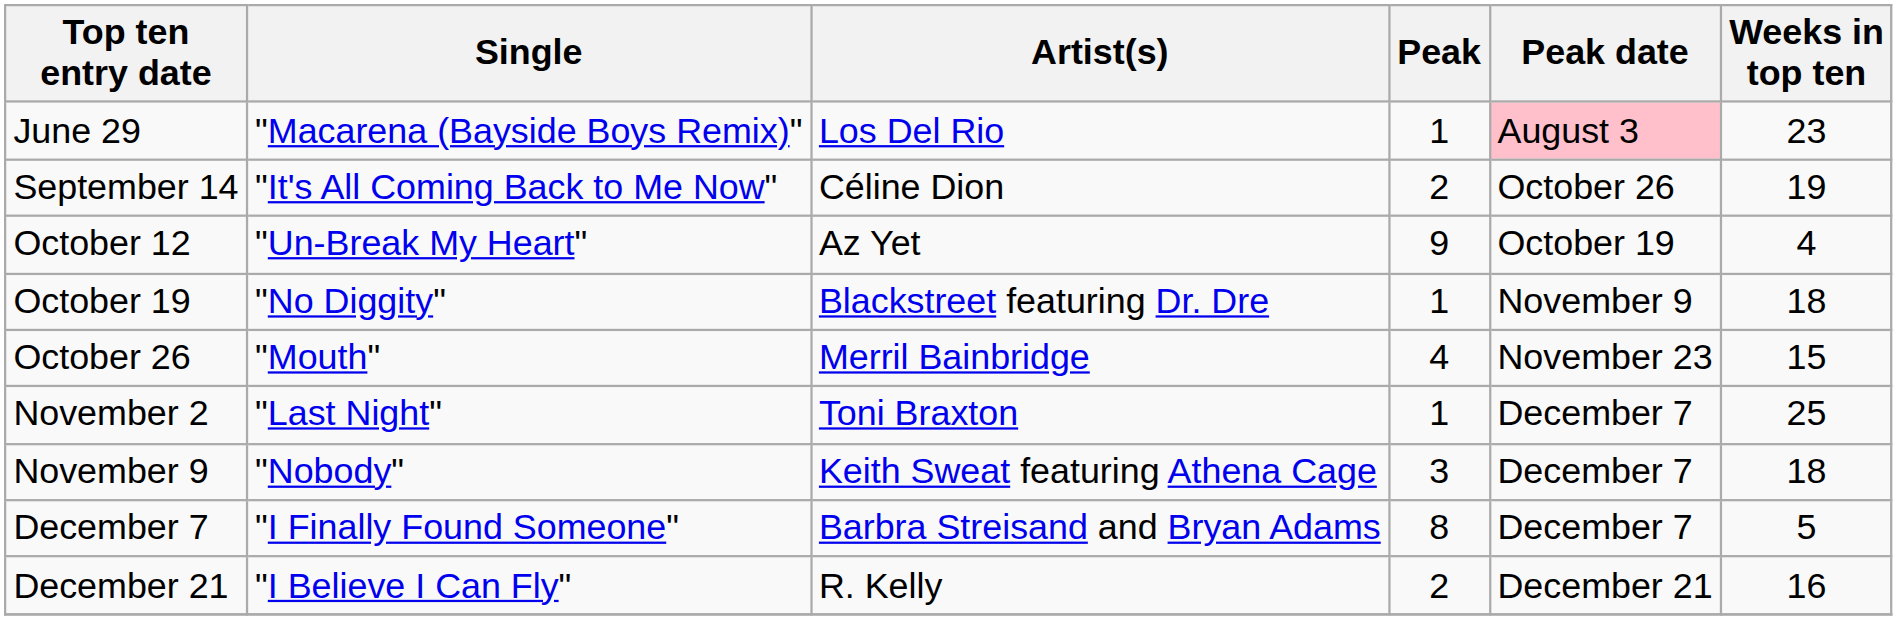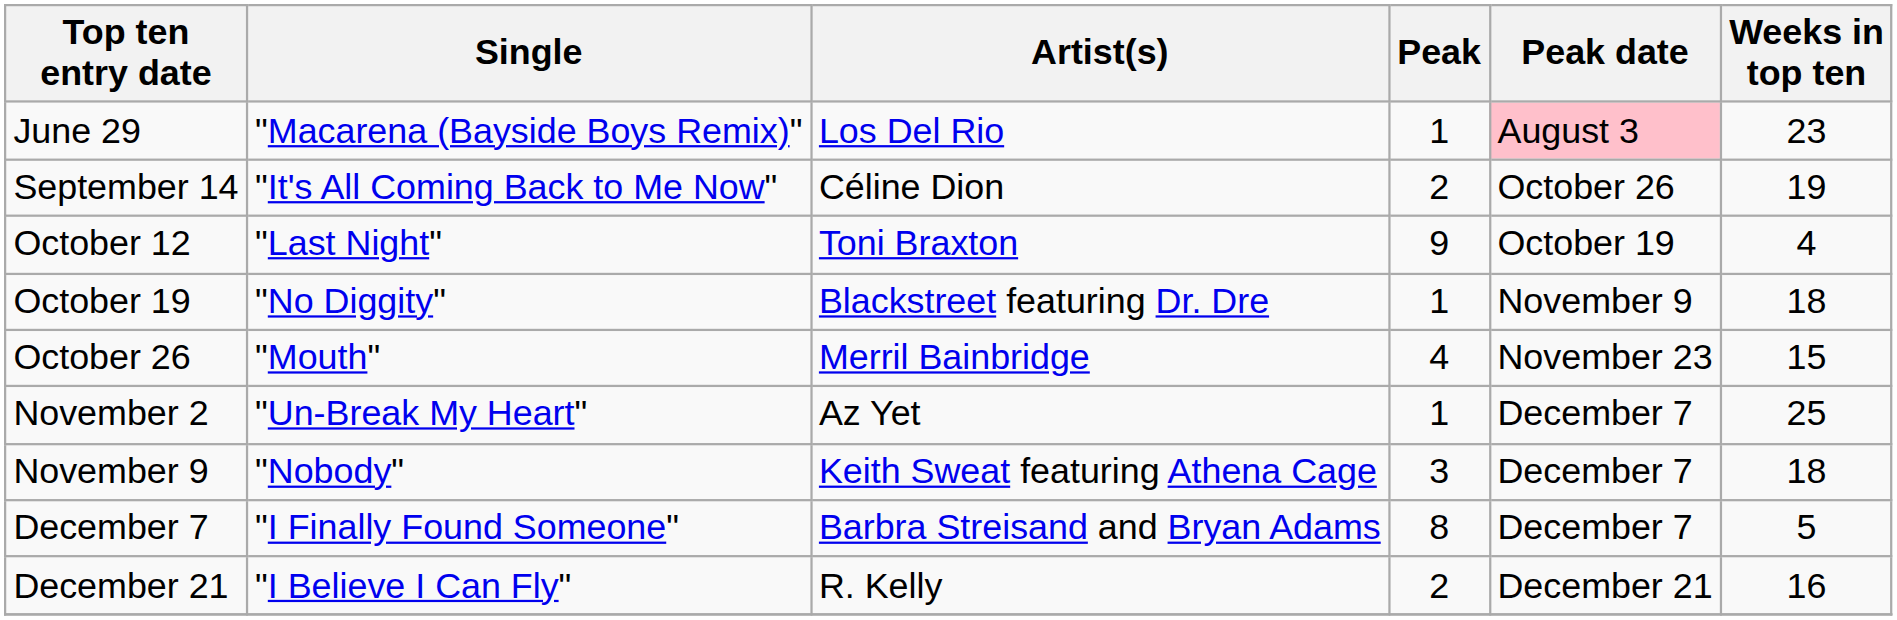(421, 243) "Un-Break My Heart" -> (348, 243) "Last Night"
(870, 243) Az Yet -> (919, 243) Toni Braxton
(348, 414) "Last Night" -> (421, 414) "Un-Break My Heart"
(919, 414) Toni Braxton -> (870, 414) Az Yet
